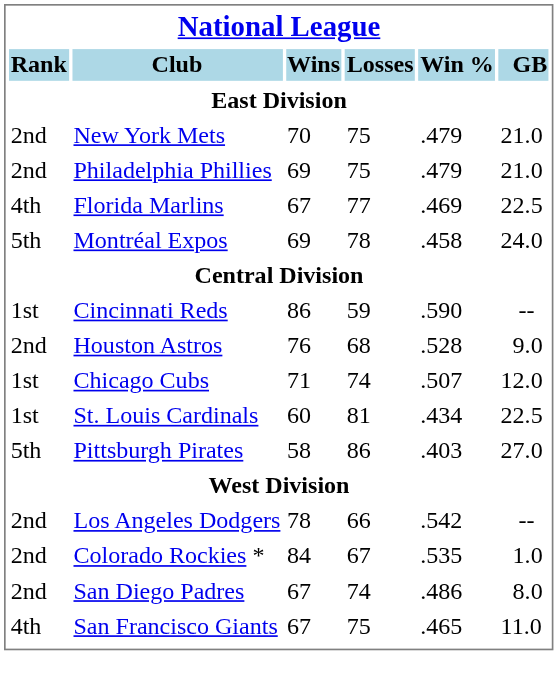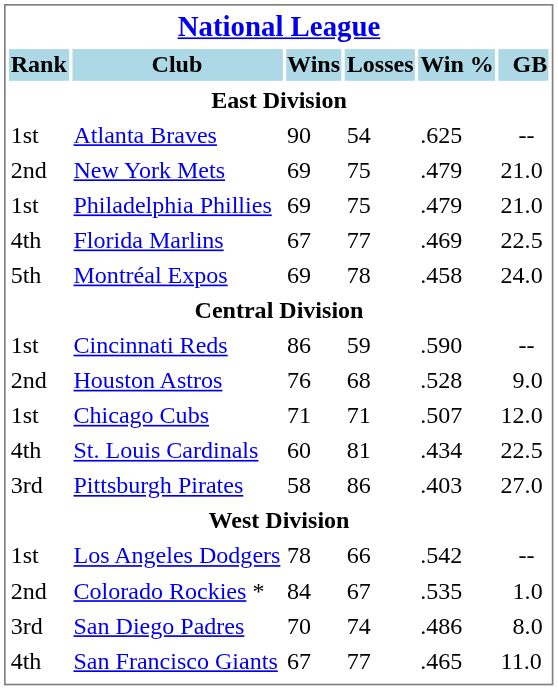+ row: (145, 134)
(299, 134) 70 -> (299, 169) 69
(29, 169) 2nd -> (25, 204) 1st
(359, 380) 74 -> (359, 415) 71
(25, 415) 1st -> (26, 450) 4th
(26, 450) 5th -> (27, 485) 3rd
(29, 520) 2nd -> (25, 555) 1st
(29, 590) 2nd -> (27, 625) 3rd
(299, 590) 67 -> (299, 625) 70
(359, 625) 75 -> (359, 660) 77
